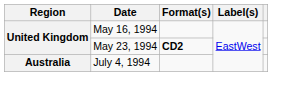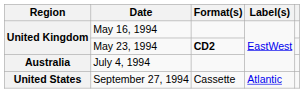+ row: (141, 79)
